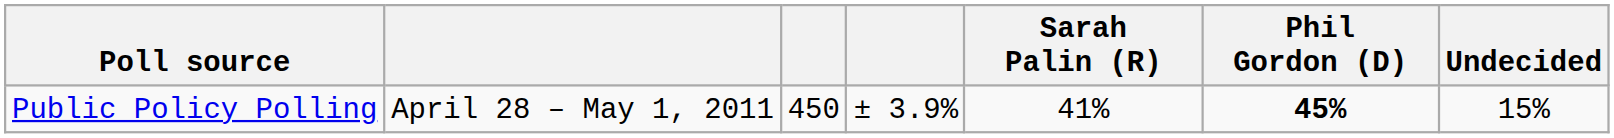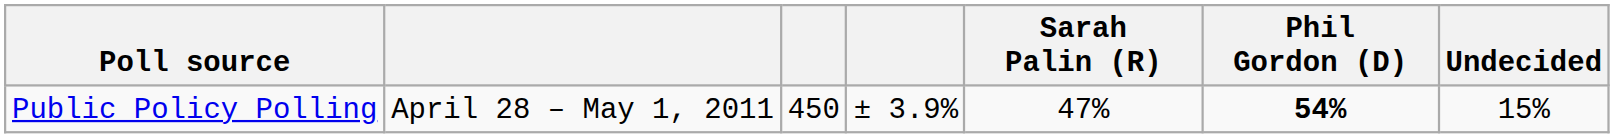(1083, 109) 41% -> (1083, 109) 47%
(1320, 109) 45% -> (1320, 109) 54%
